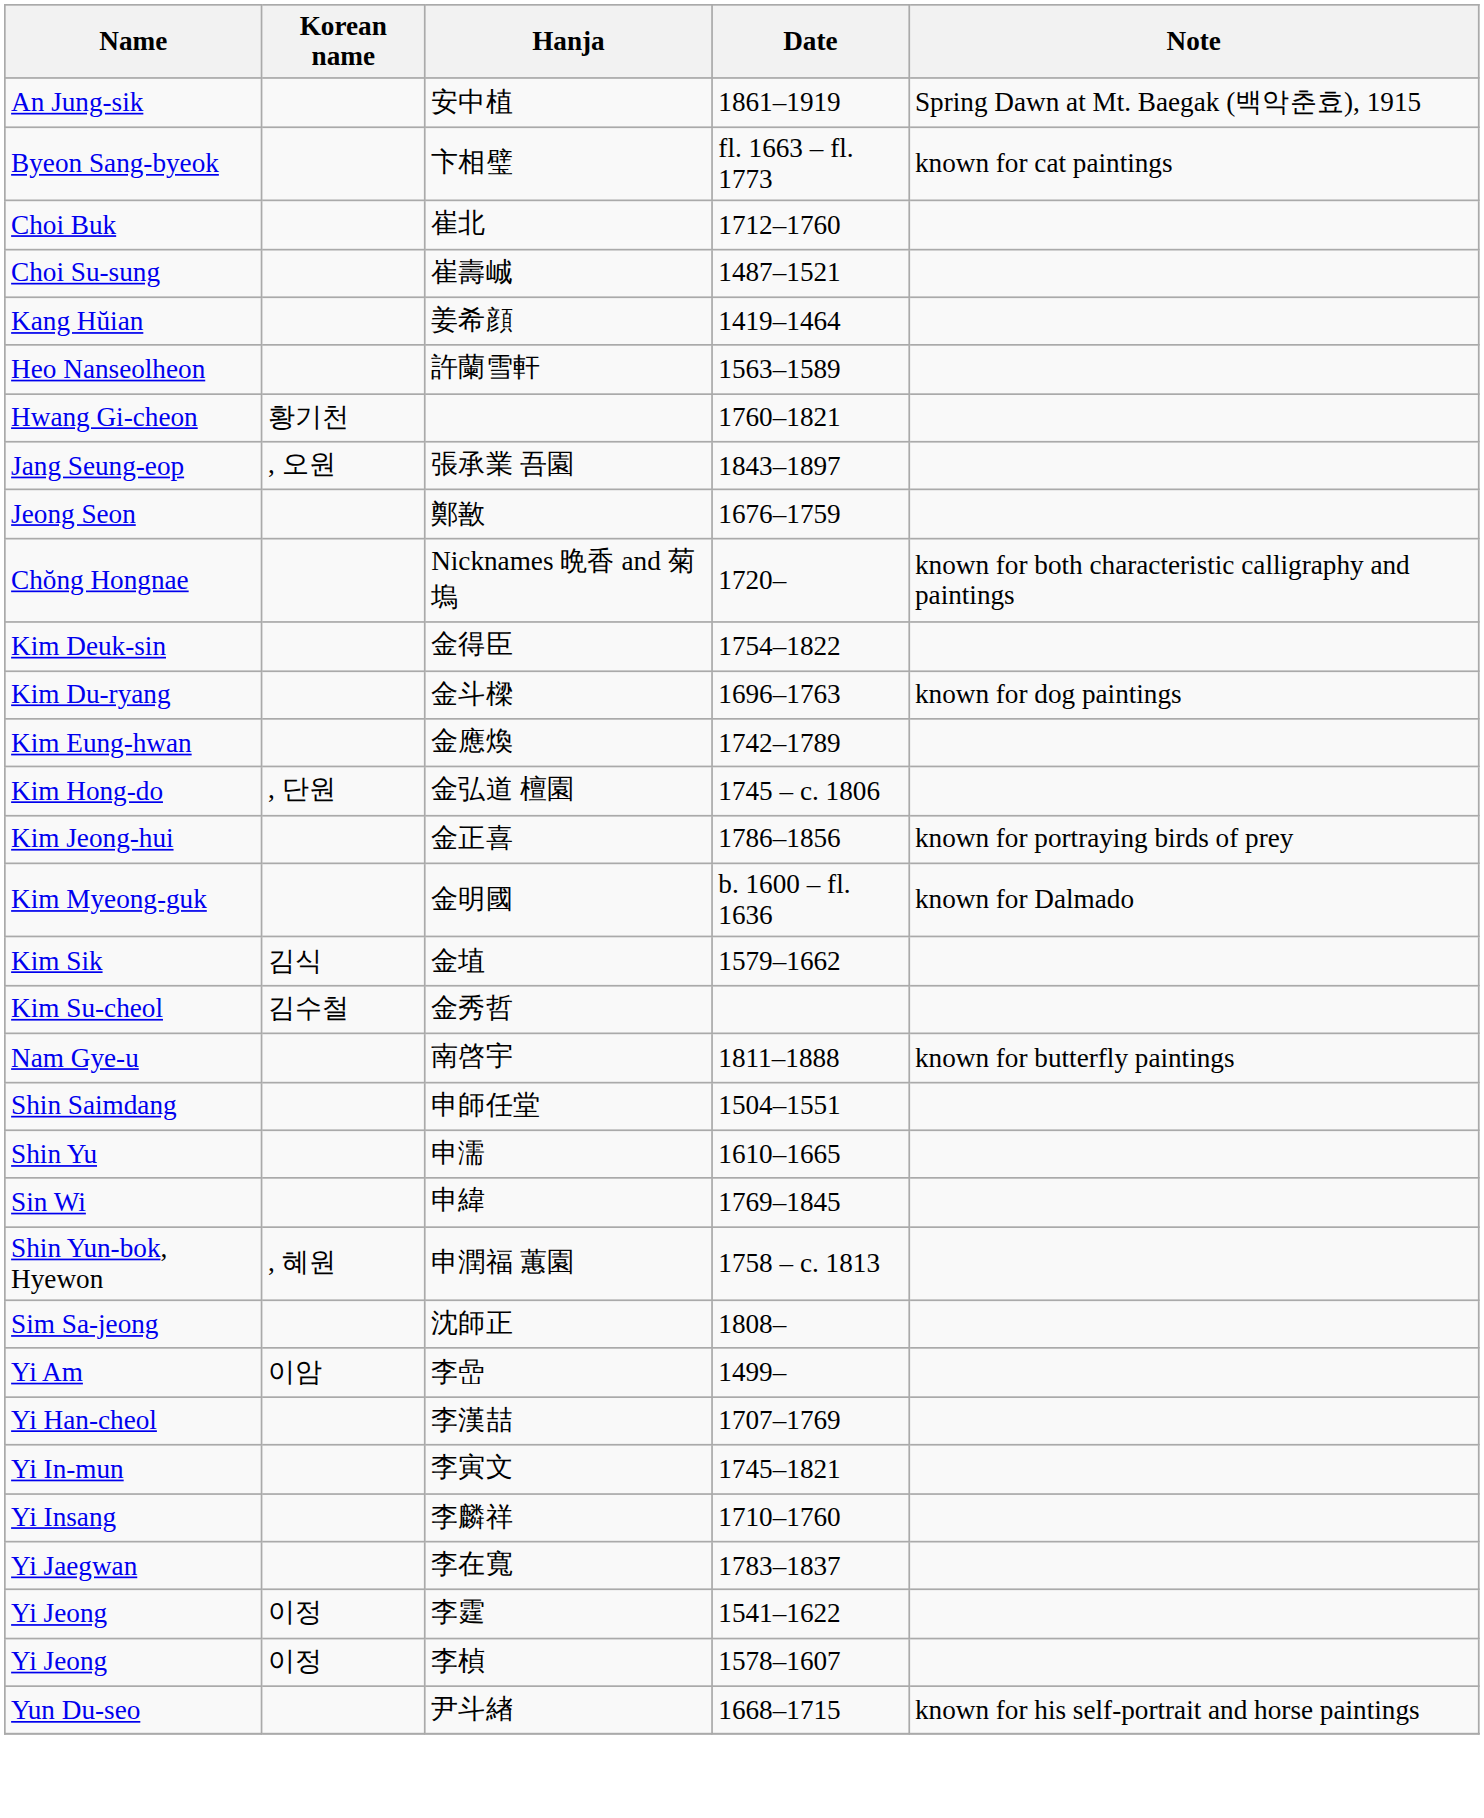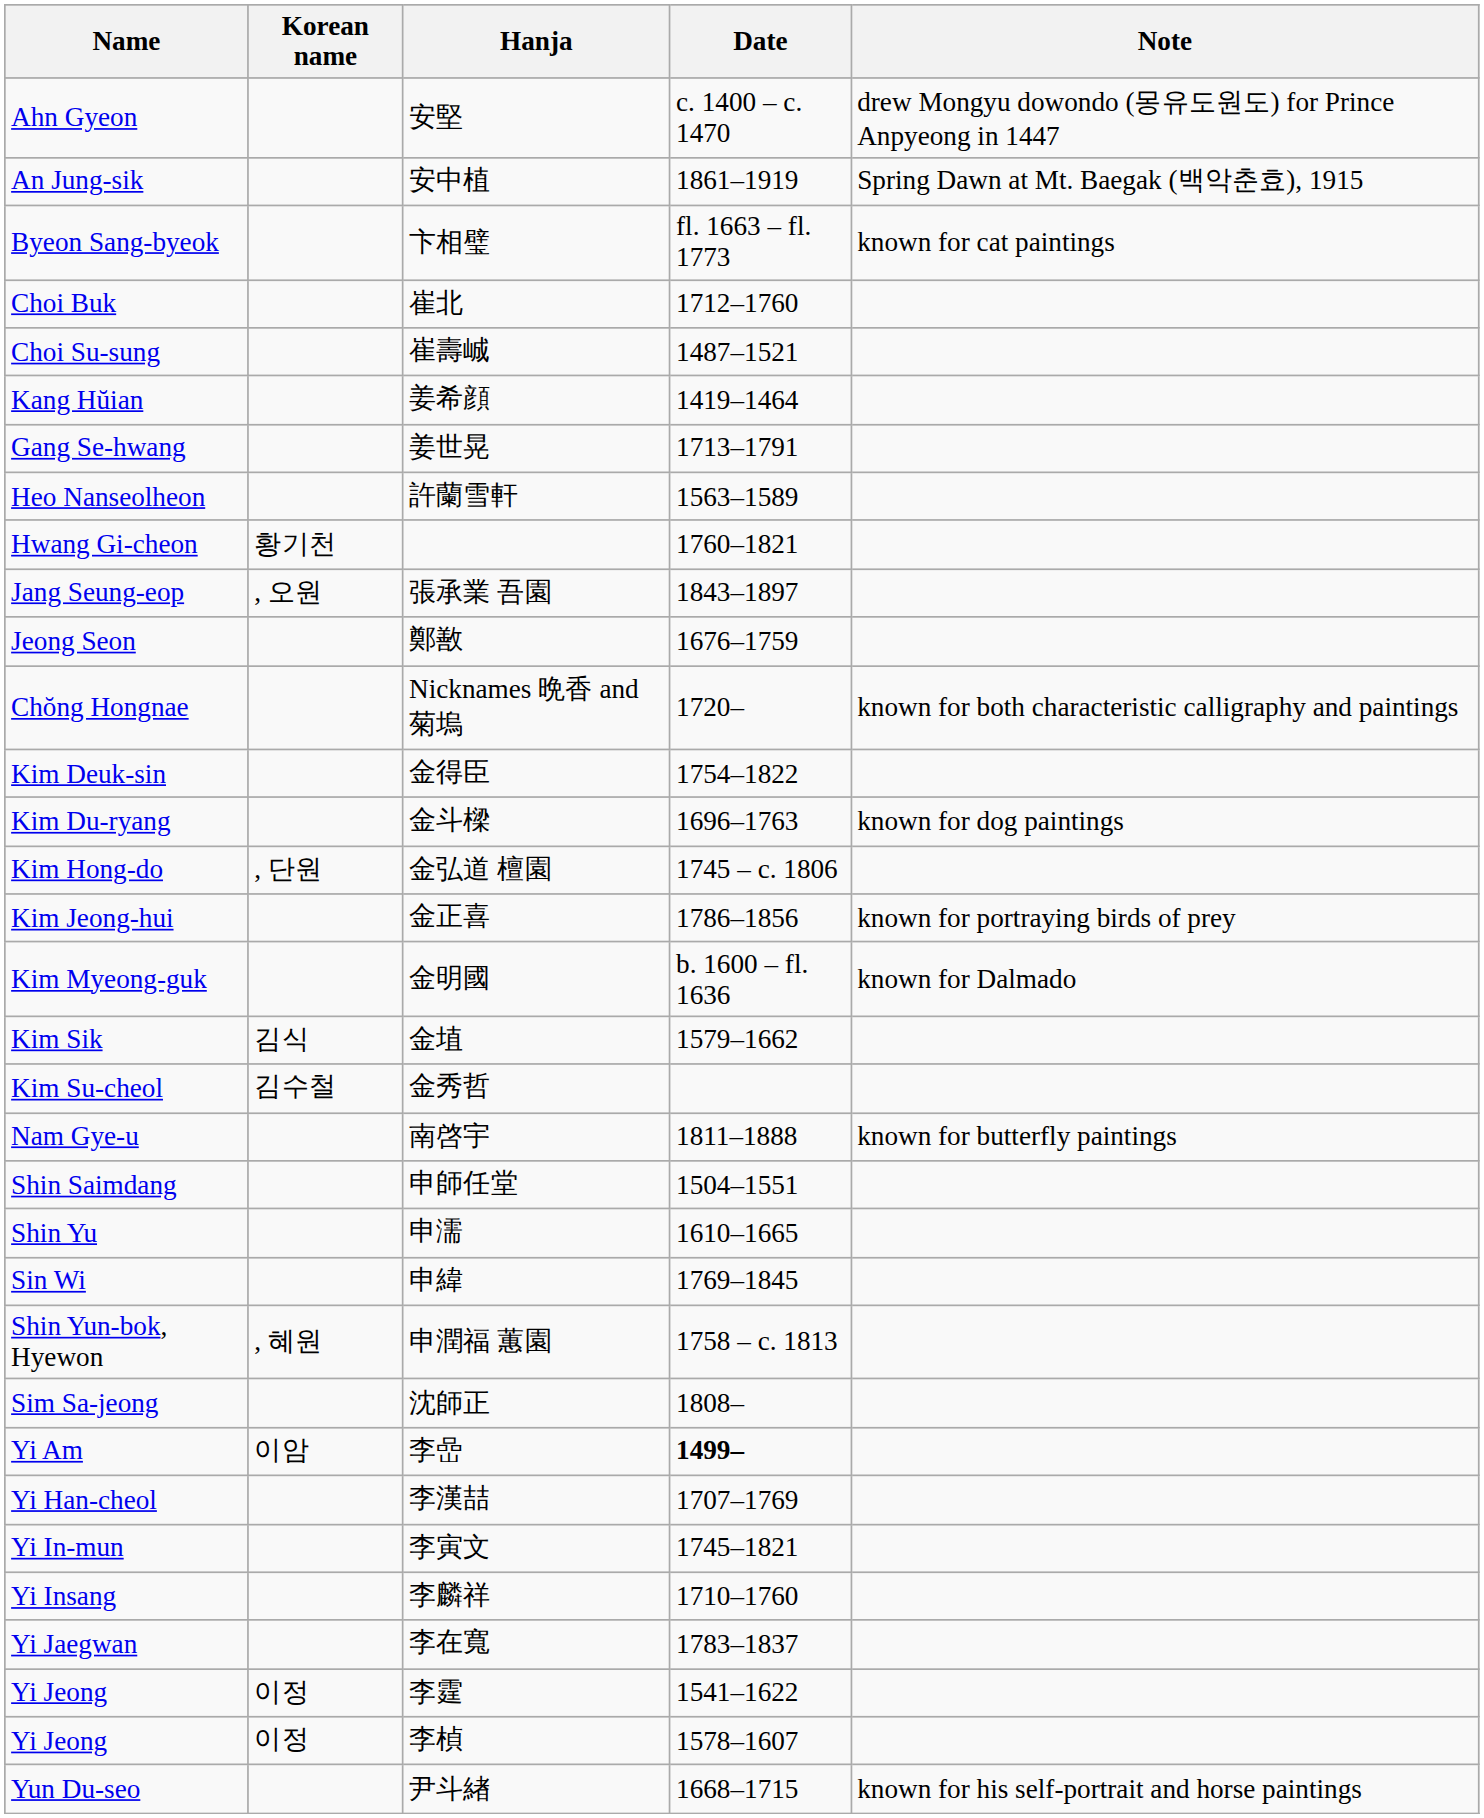+ row: (74, 117)
+ row: (98, 447)
- row: (101, 742)
(752, 1372) normal -> (710, 1451) bold
